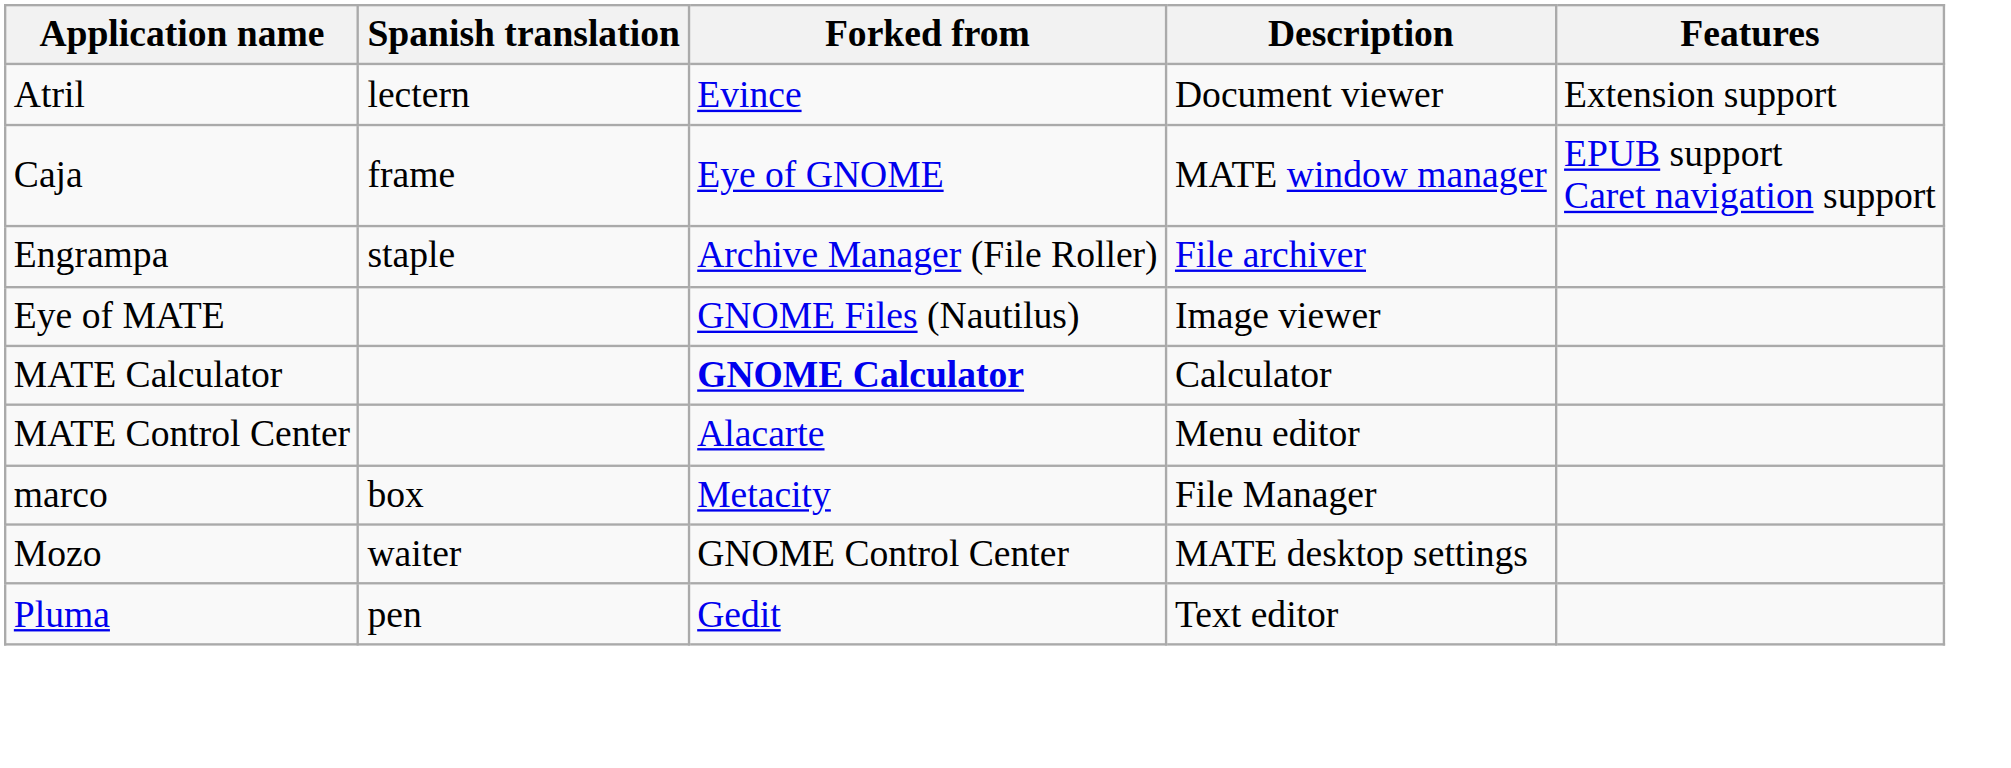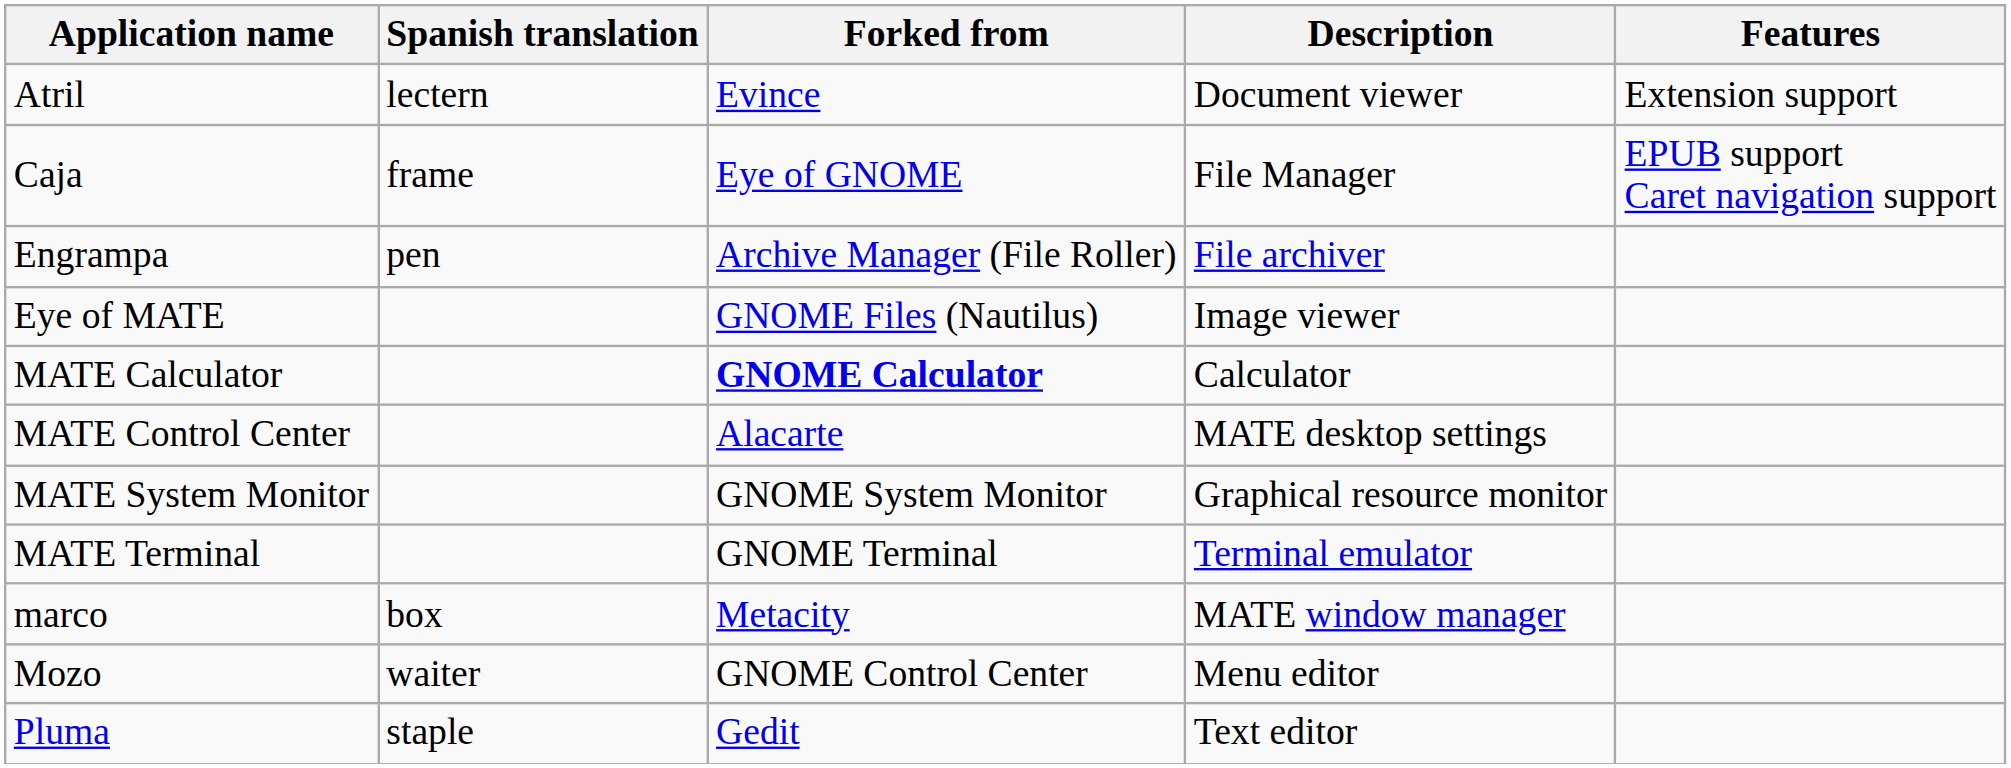(1361, 174) MATE window manager -> (1295, 174) File Manager
(411, 255) staple -> (413, 255) pen
(1267, 434) Menu editor -> (1370, 434) MATE desktop settings
+ row: (191, 494)
+ row: (137, 553)
(1276, 494) File Manager -> (1380, 613) MATE window manager
(1351, 553) MATE desktop settings -> (1286, 672) Menu editor
(395, 613) pen -> (430, 732) staple
